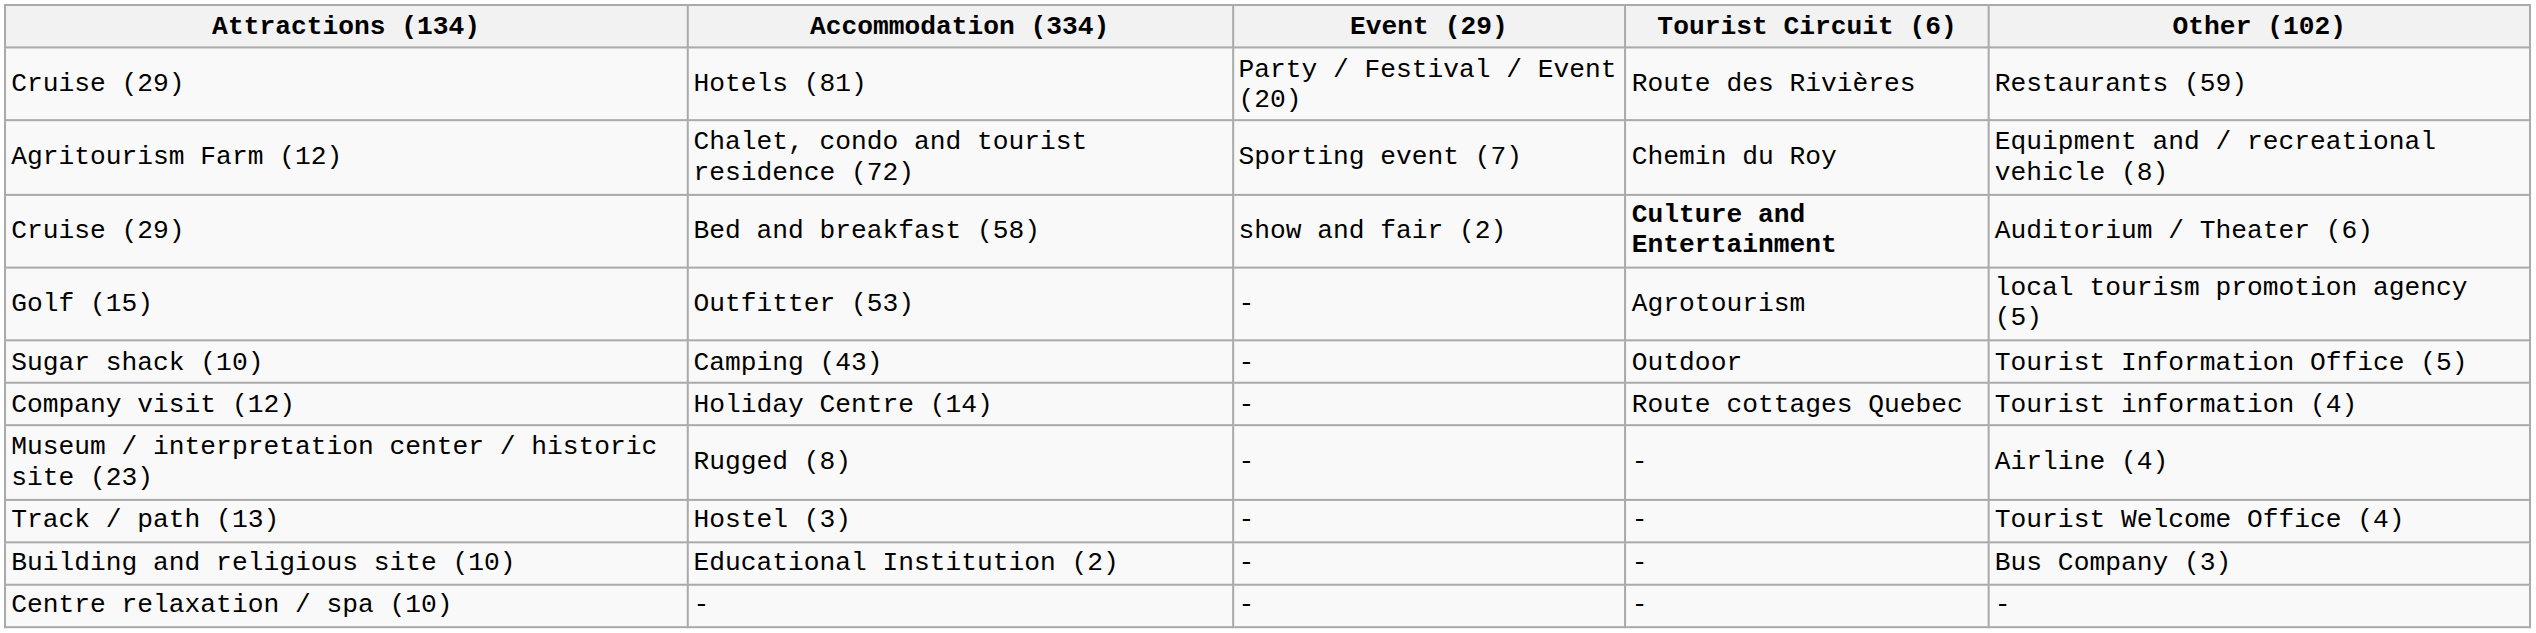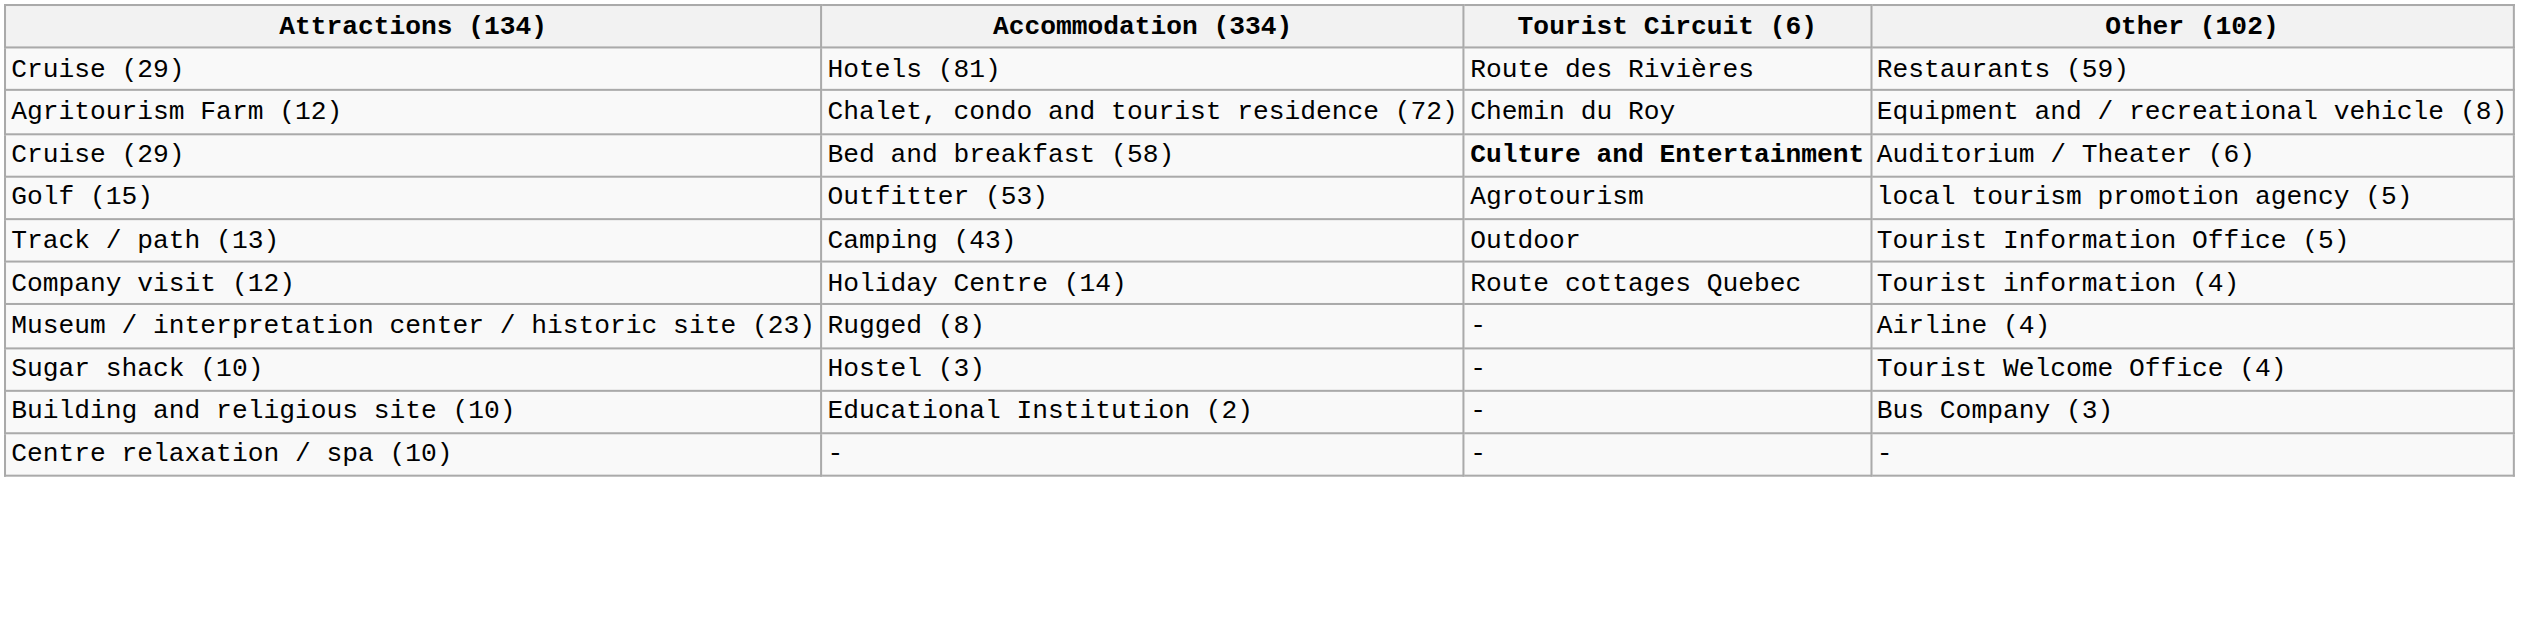- column: (1429, 26)
(137, 362) Sugar shack (10) -> (145, 240) Track / path (13)
(145, 520) Track / path (13) -> (137, 369) Sugar shack (10)
